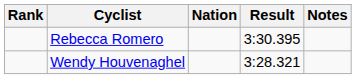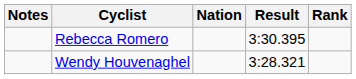columns swapped: (26, 16) <-> (327, 16)
